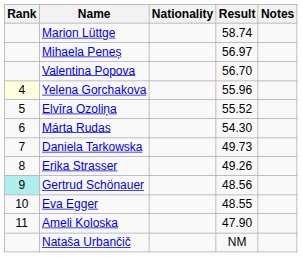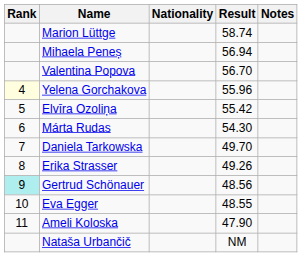(237, 52) 56.97 -> (237, 52) 56.94
(237, 109) 55.52 -> (237, 109) 55.42
(237, 147) 49.73 -> (237, 147) 49.70
